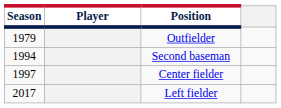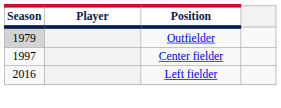(24, 38) no background -> (24, 38) lightgrey background
- row: (191, 56)
(24, 93) 2017 -> (24, 75) 2016
